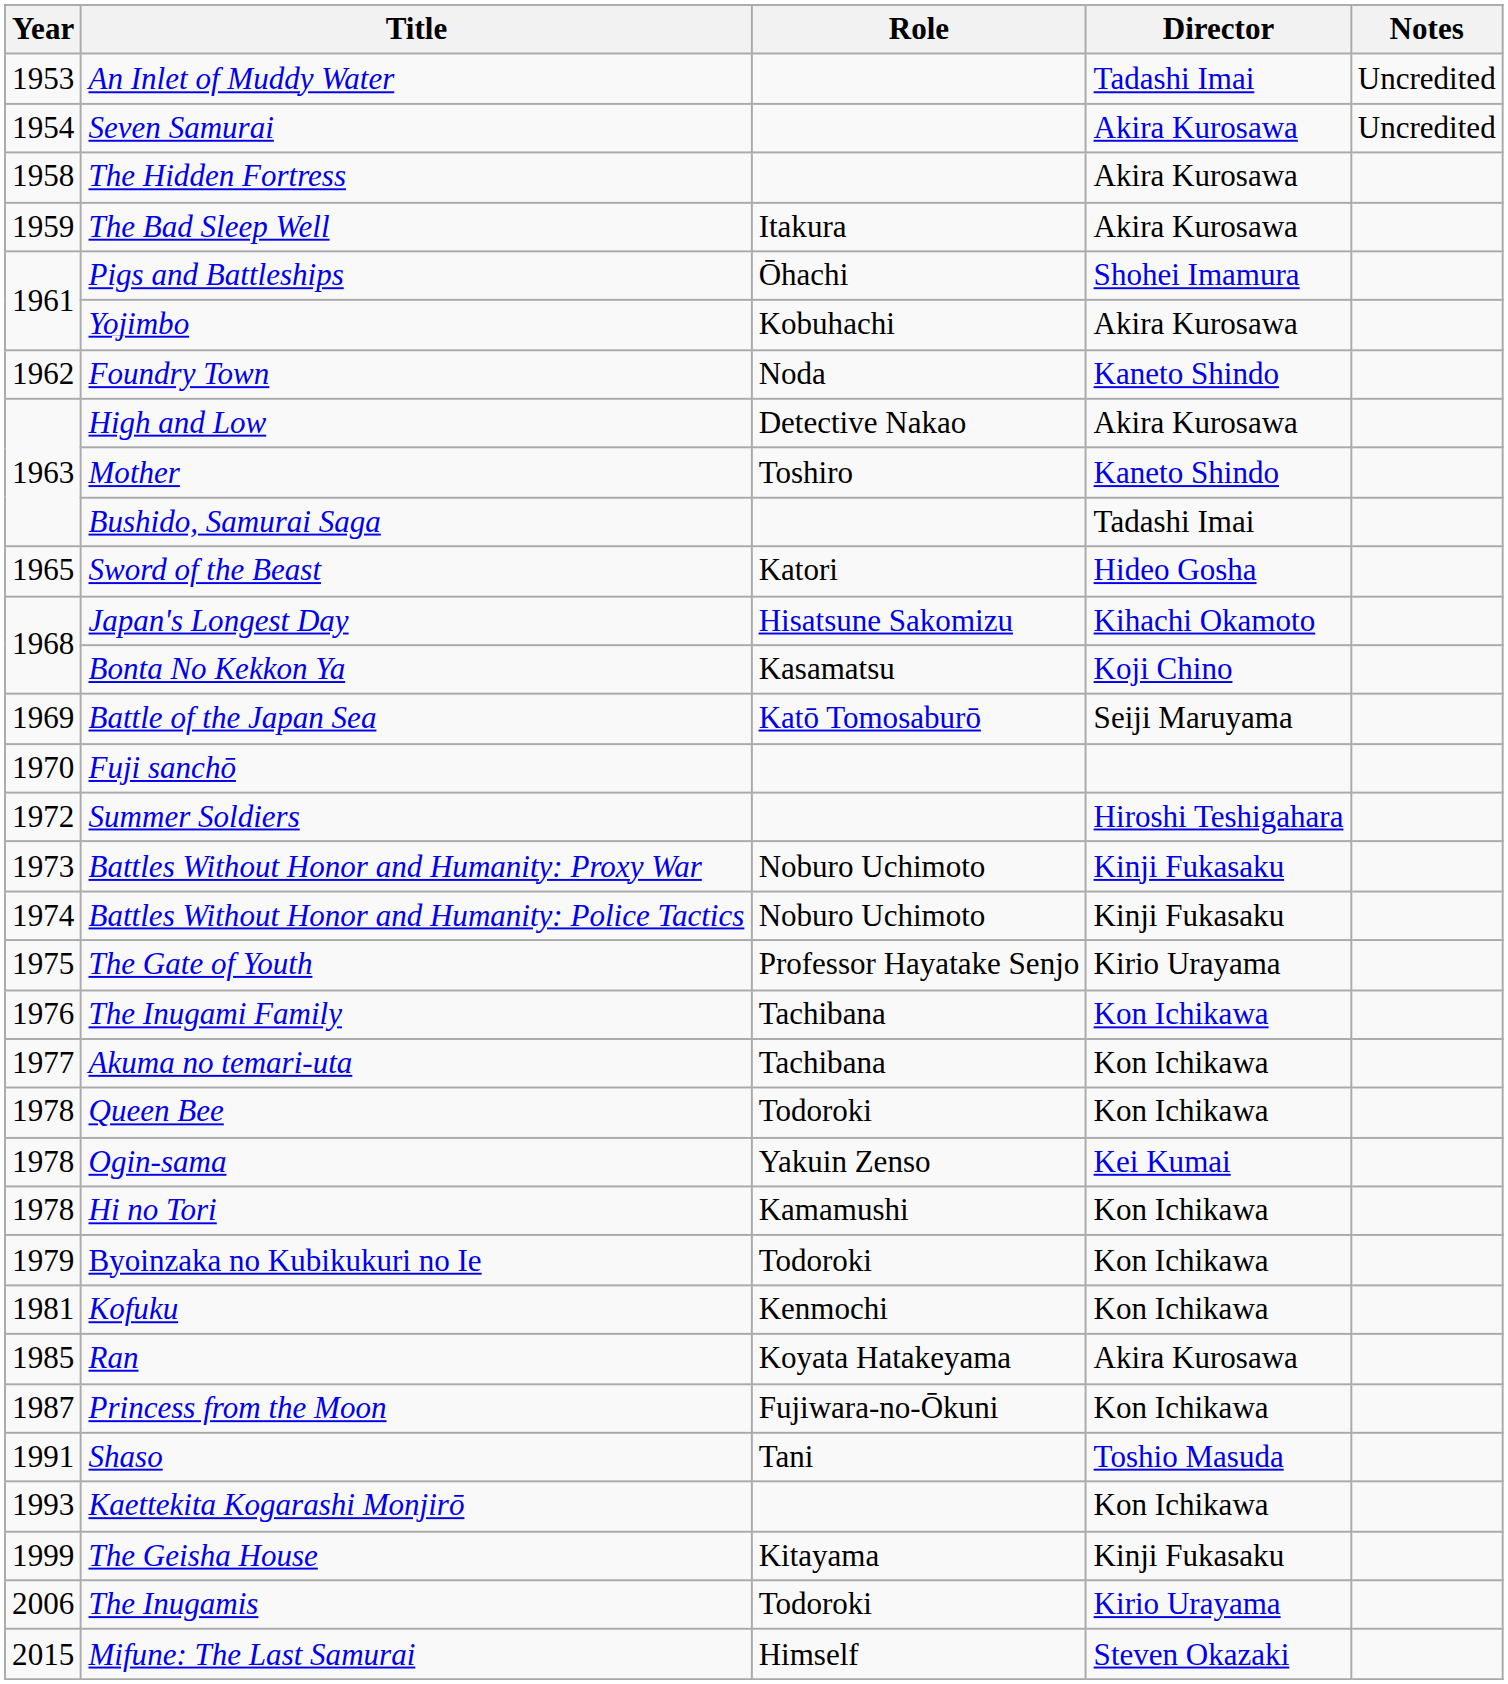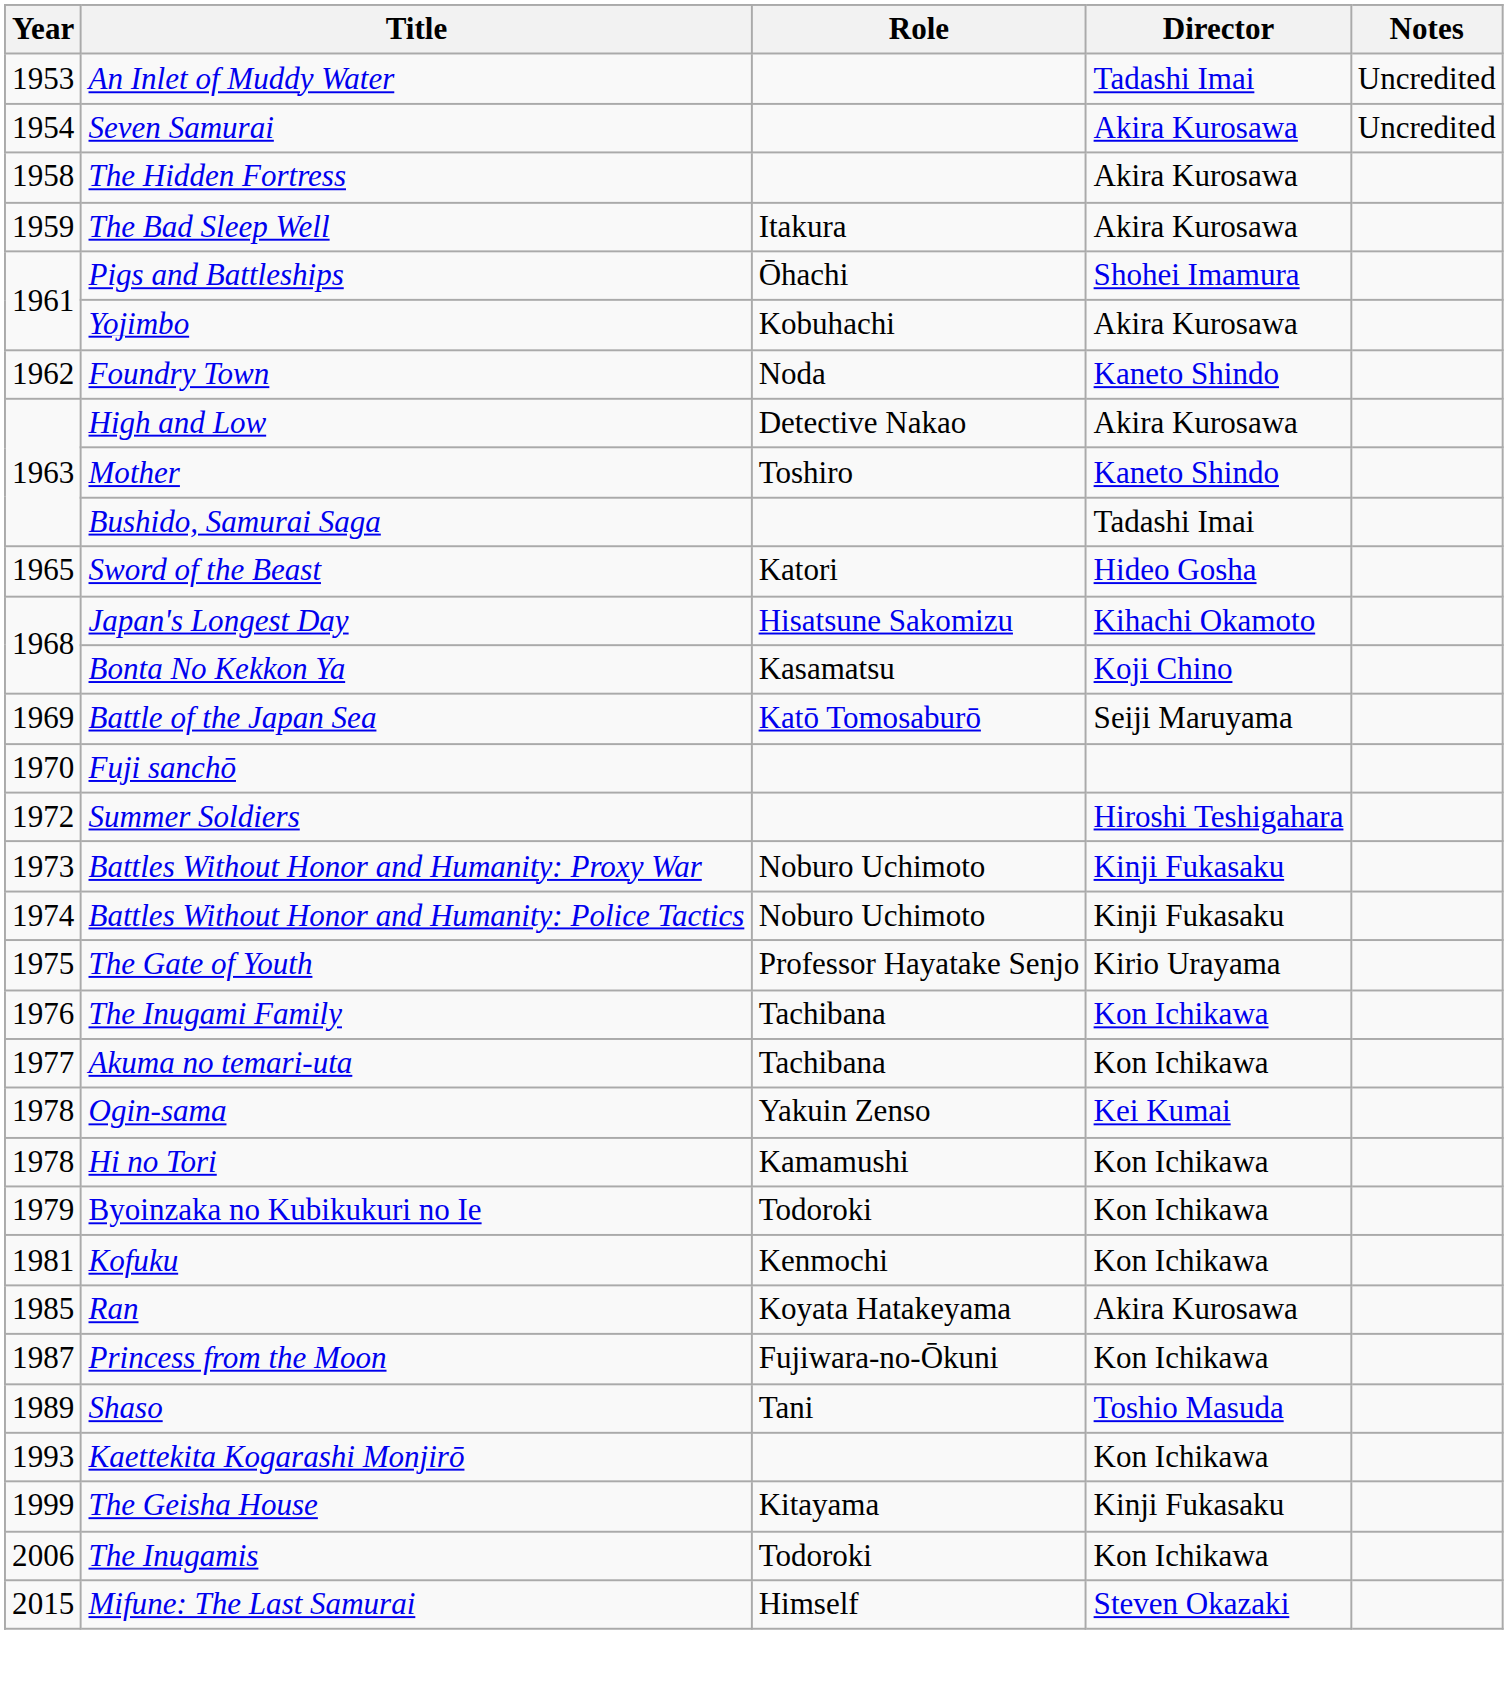- row: (156, 1112)
(43, 1456) 1991 -> (43, 1407) 1989
(1187, 1604) Kirio Urayama -> (1181, 1555) Kon Ichikawa
